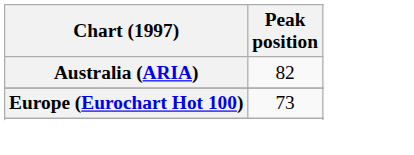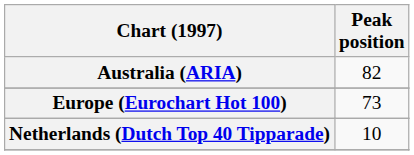+ row: (170, 133)
